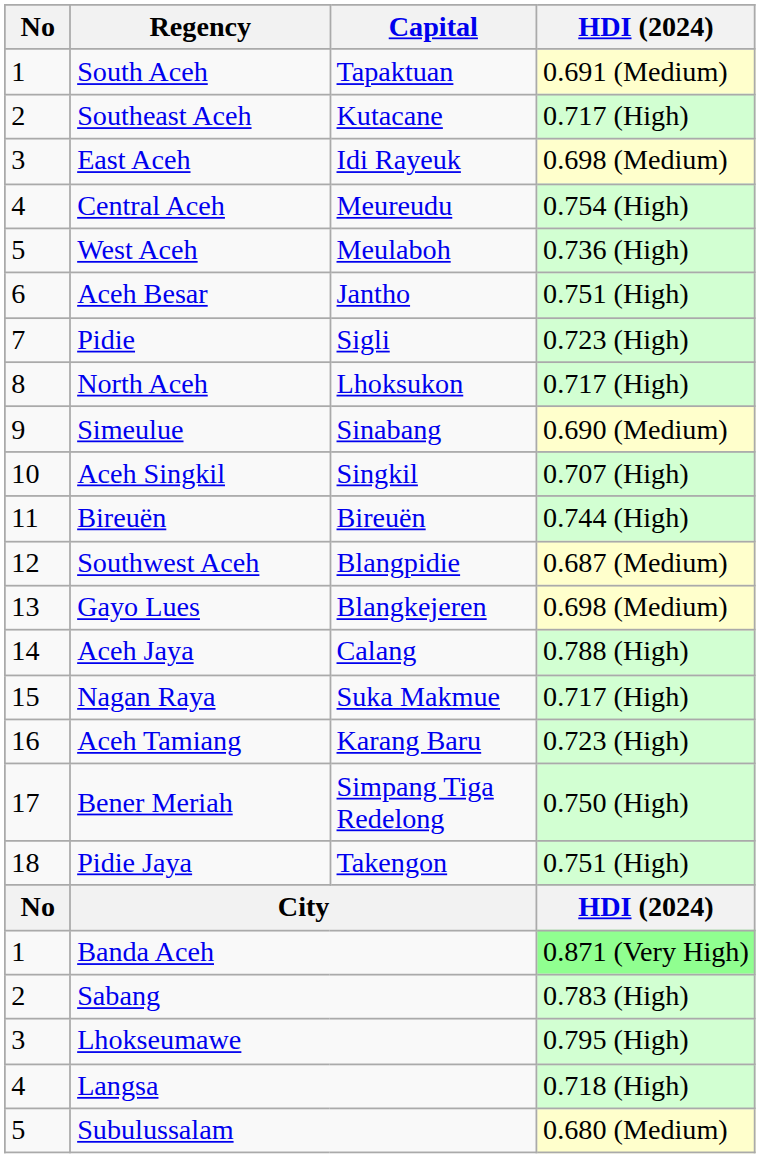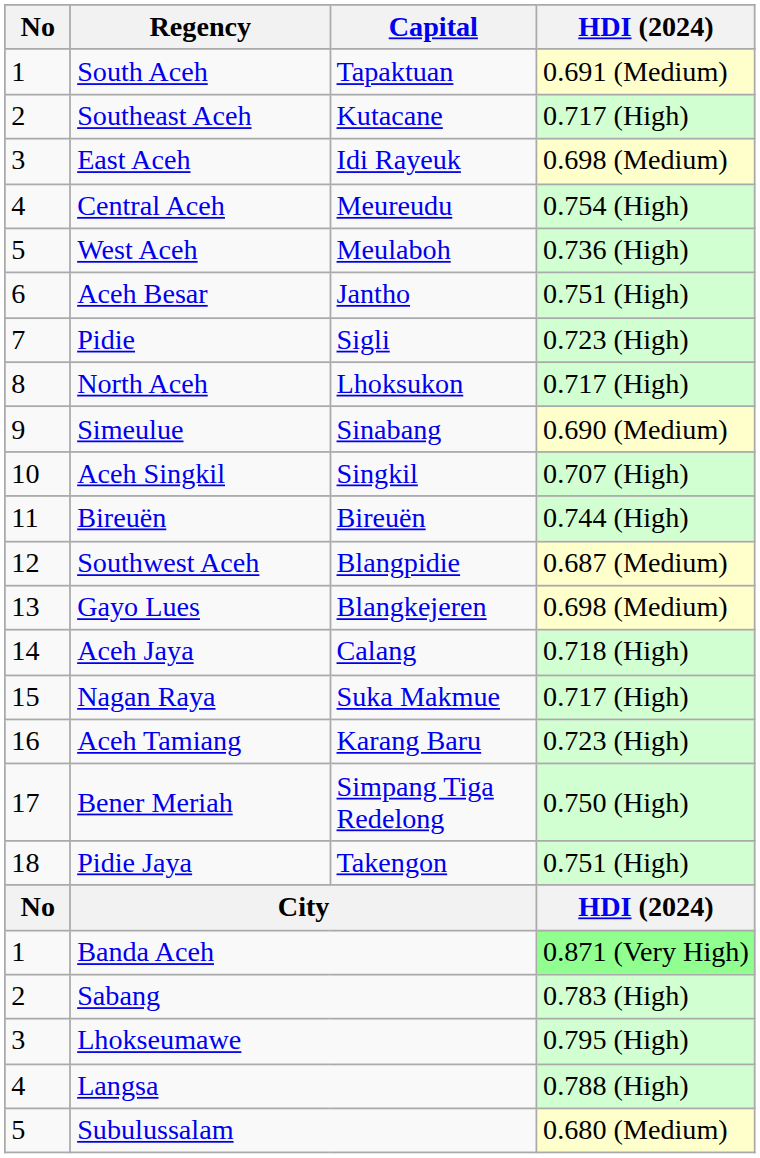(616, 652) 0.788 (High) -> (616, 652) 0.718 (High)
(616, 1085) 0.718 (High) -> (616, 1085) 0.788 (High)
